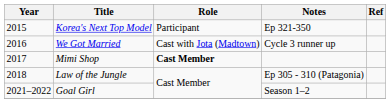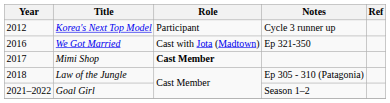(17, 28) 2015 -> (17, 28) 2012
(287, 28) Ep 321-350 -> (300, 28) Cycle 3 runner up
(300, 43) Cycle 3 runner up -> (287, 43) Ep 321-350
